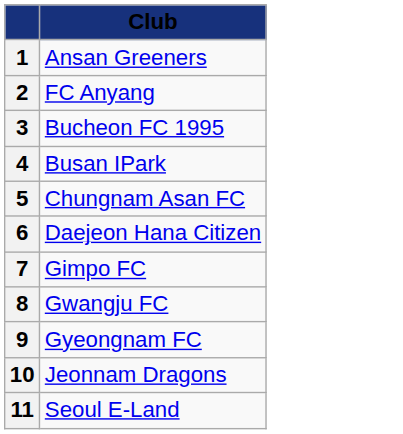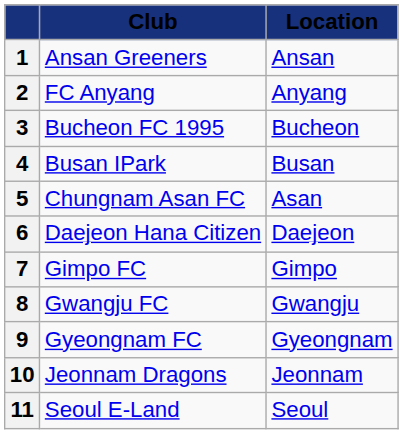+ column: (332, 22)
